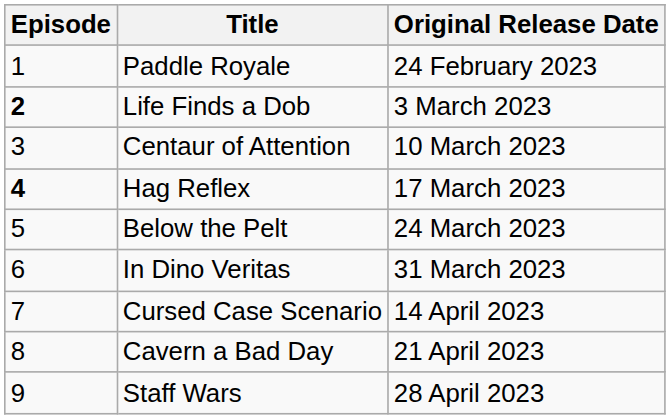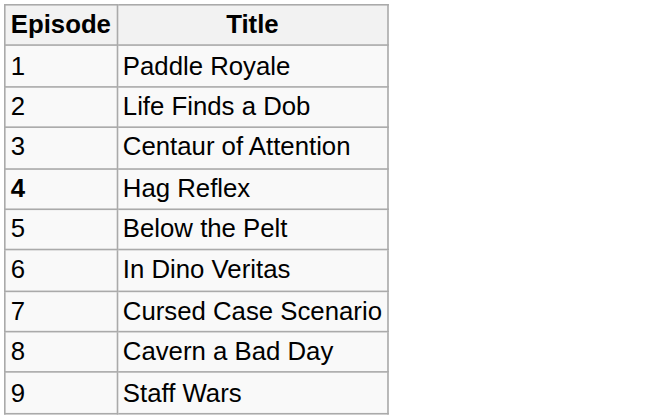- column: (526, 24)
(18, 106) bold -> (18, 106) normal
